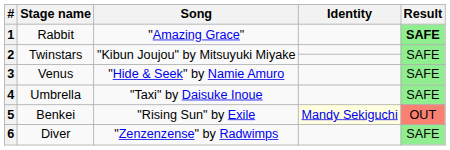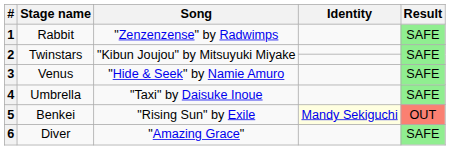(196, 34) "Amazing Grace" -> (196, 34) "Zenzenzense" by Radwimps
(423, 34) bold -> (423, 34) normal
(196, 134) "Zenzenzense" by Radwimps -> (196, 134) "Amazing Grace"
